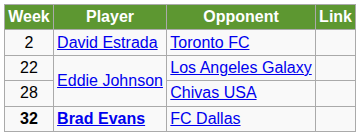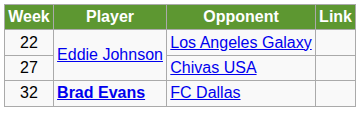- row: (210, 42)
(29, 93) 28 -> (29, 67) 27
(29, 118) bold -> (29, 93) normal
